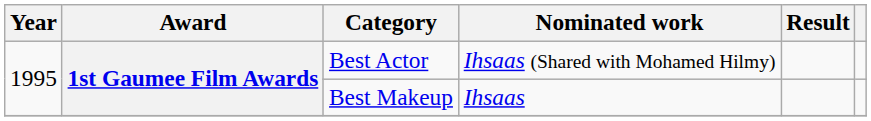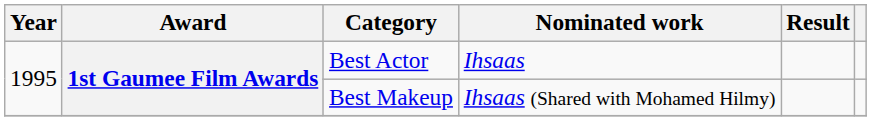(620, 60) Ihsaas (Shared with Mohamed Hilmy) -> (494, 60) Ihsaas
(494, 97) Ihsaas -> (620, 97) Ihsaas (Shared with Mohamed Hilmy)
